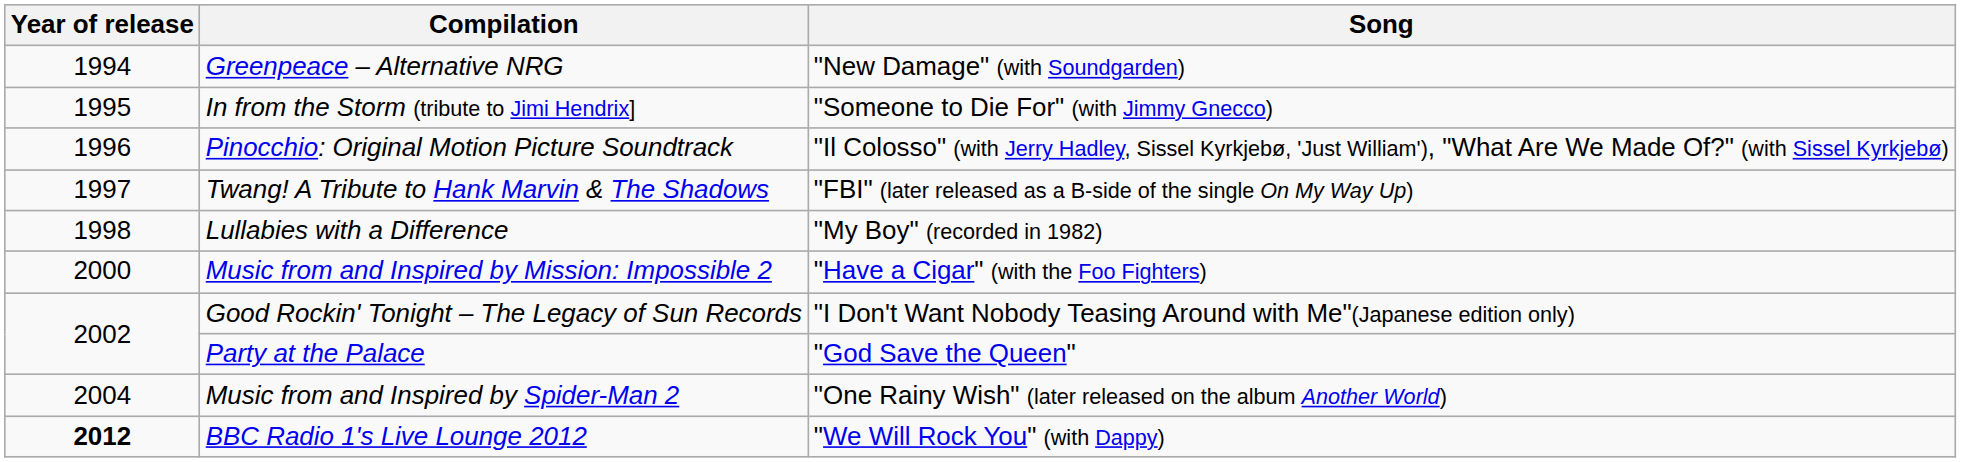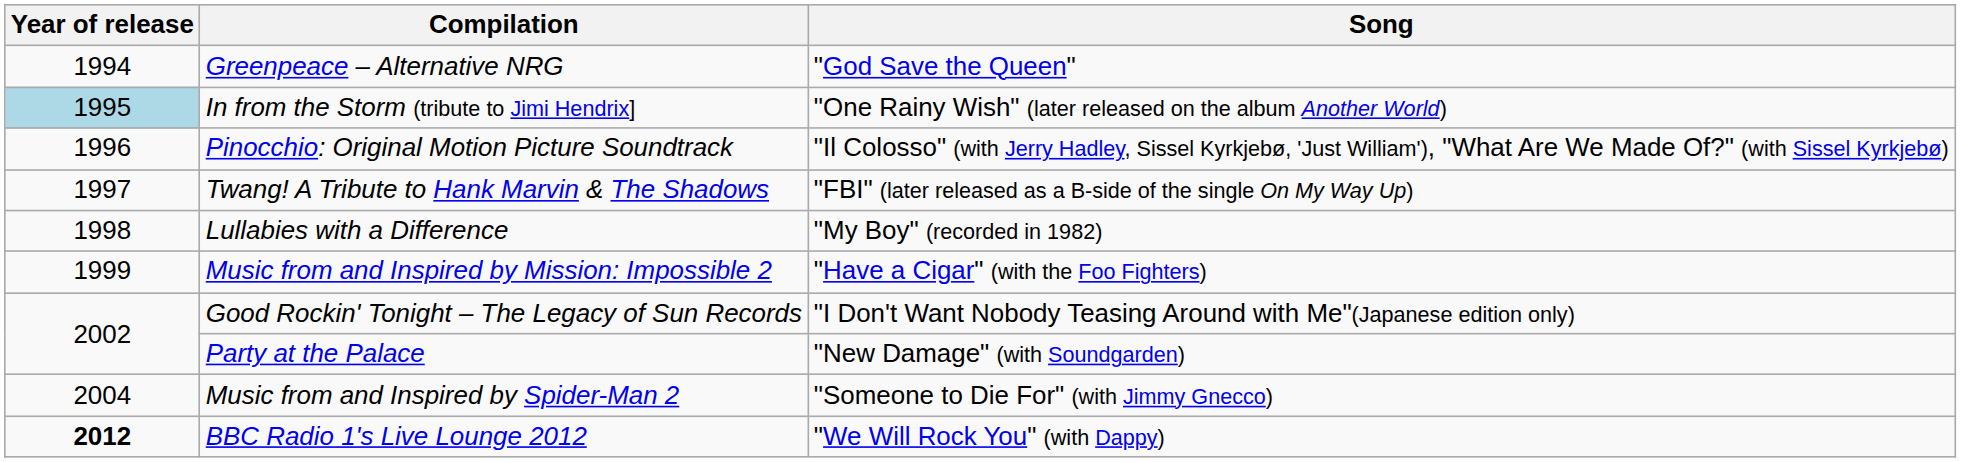(999, 66) "New Damage" (with Soundgarden) -> (945, 66) "God Save the Queen"
(102, 107) no background -> (102, 107) lightblue background
(1043, 107) "Someone to Die For" (with Jimmy Gnecco) -> (1130, 107) "One Rainy Wish" (later released on the album Another World)
(102, 271) 2000 -> (102, 271) 1999
(945, 353) "God Save the Queen" -> (999, 353) "New Damage" (with Soundgarden)
(1130, 395) "One Rainy Wish" (later released on the album Another World) -> (1043, 395) "Someone to Die For" (with Jimmy Gnecco)
